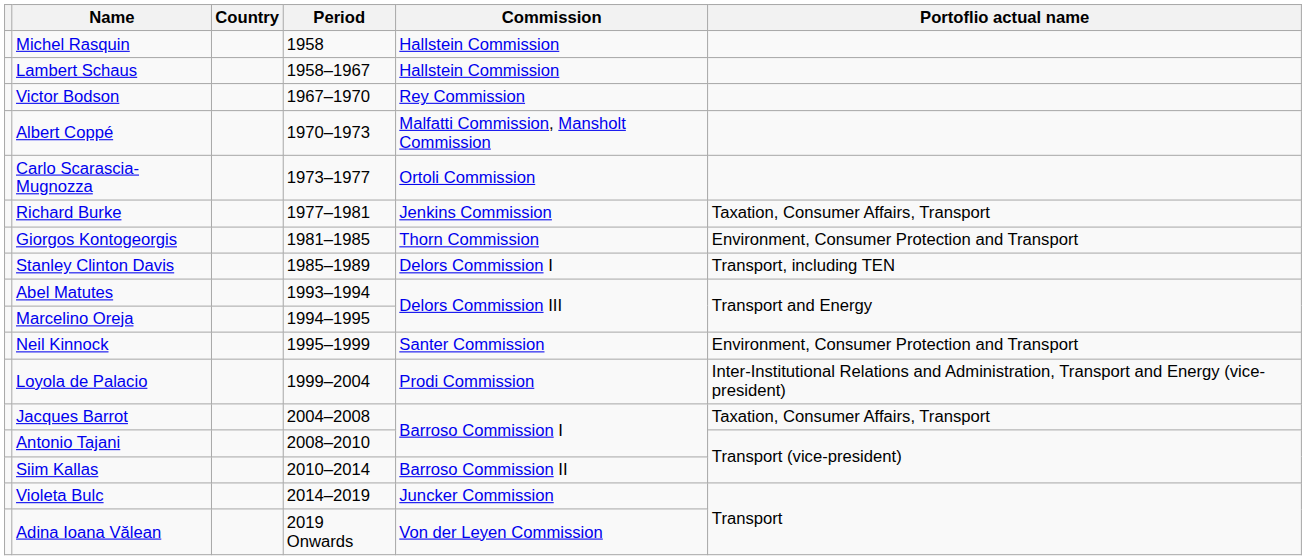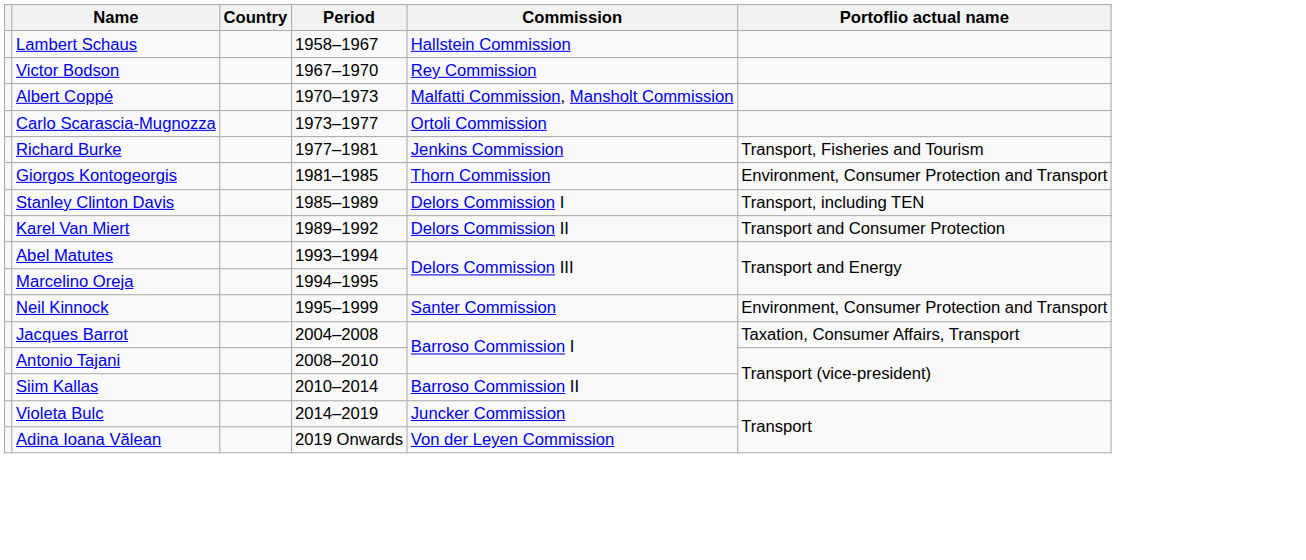- row: (73, 44)
(851, 213) Taxation, Consumer Affairs, Transport -> (862, 149) Transport, Fisheries and Tourism
+ row: (73, 228)
- row: (82, 381)
